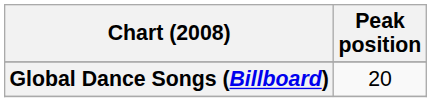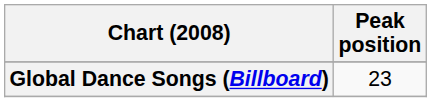(380, 79) 20 -> (380, 79) 23
